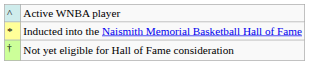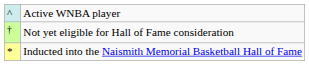rows swapped: (163, 31) <-> (129, 50)
